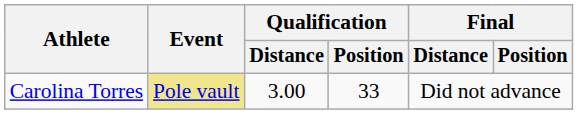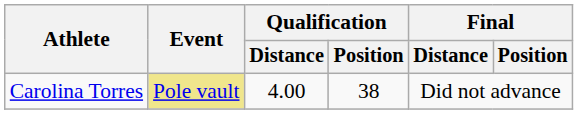(287, 91) 3.00 -> (287, 91) 4.00
(369, 91) 33 -> (369, 91) 38
